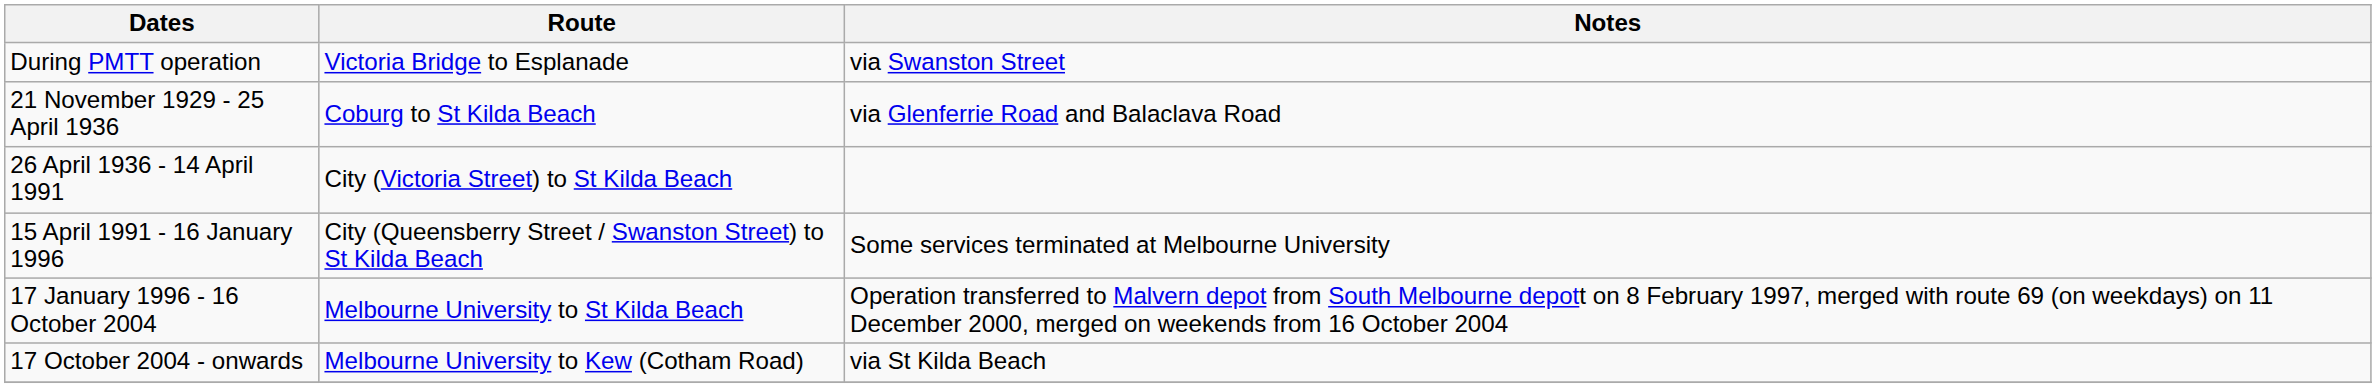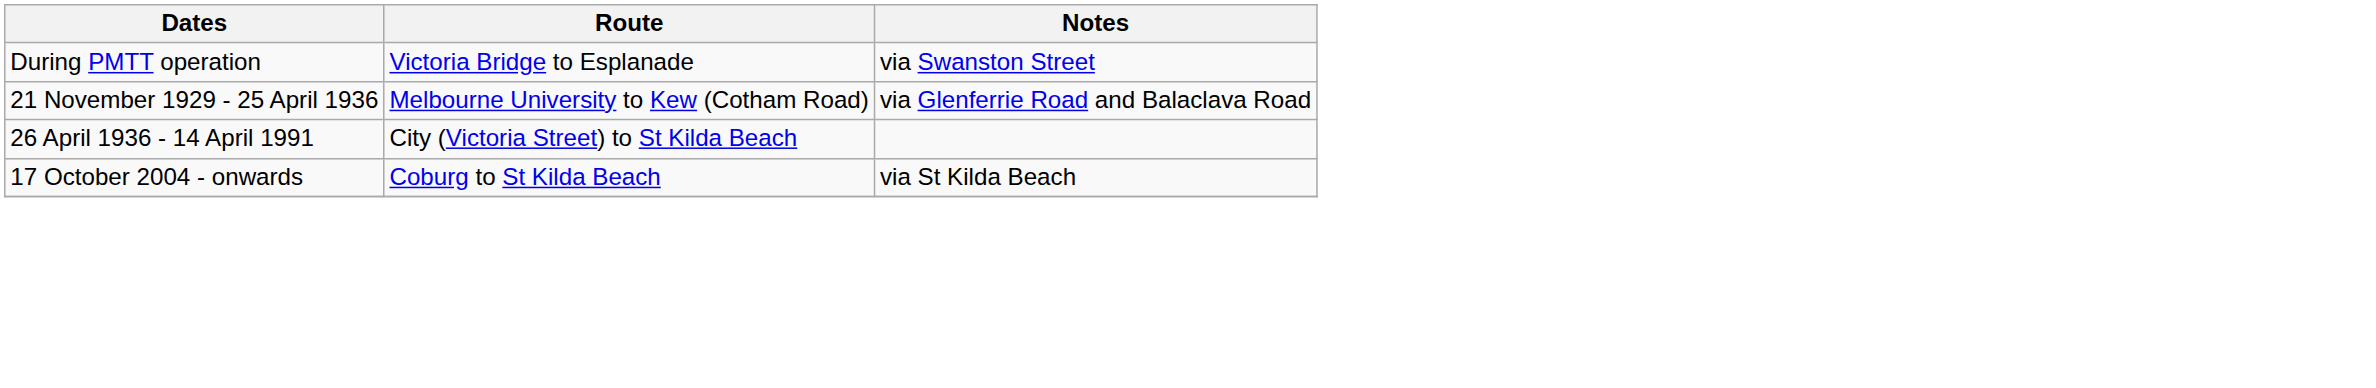(460, 113) Coburg to St Kilda Beach -> (629, 100) Melbourne University to Kew (Cotham Road)
- row: (151, 244)
- row: (124, 310)
(564, 362) Melbourne University to Kew (Cotham Road) -> (525, 176) Coburg to St Kilda Beach
